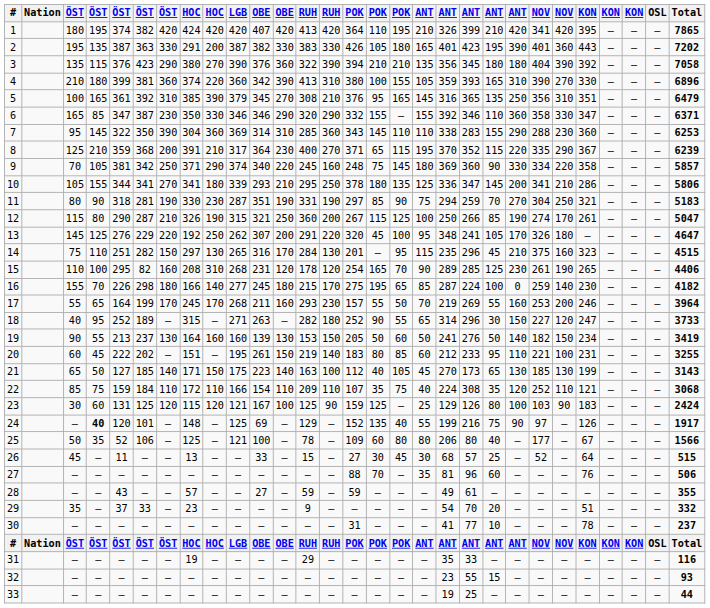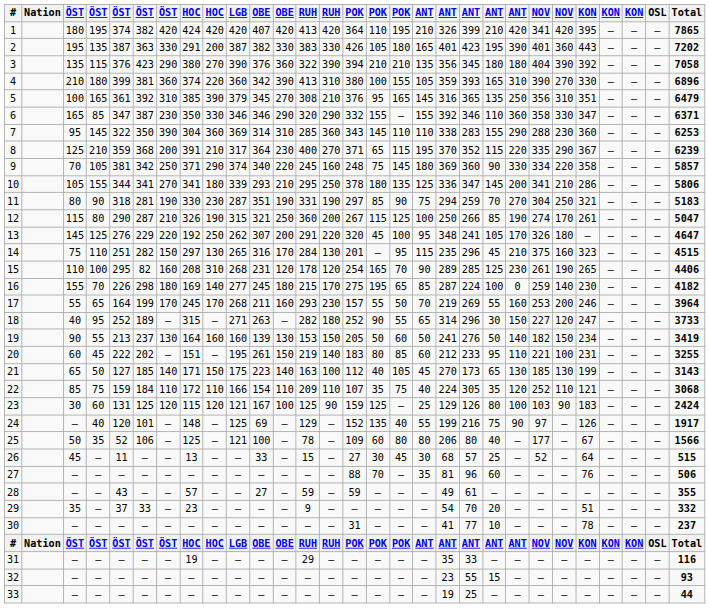(191, 286) 166 -> (191, 286) 169
(471, 389) 308 -> (471, 389) 305
(98, 423) bold -> (98, 423) normal
